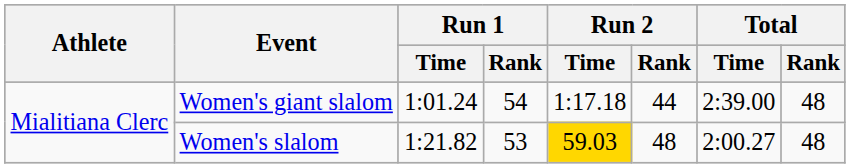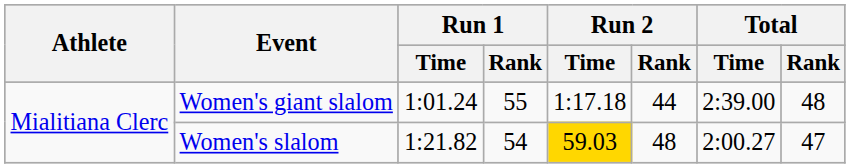(515, 102) 54 -> (515, 102) 55
(515, 142) 53 -> (515, 142) 54
(813, 142) 48 -> (813, 142) 47
